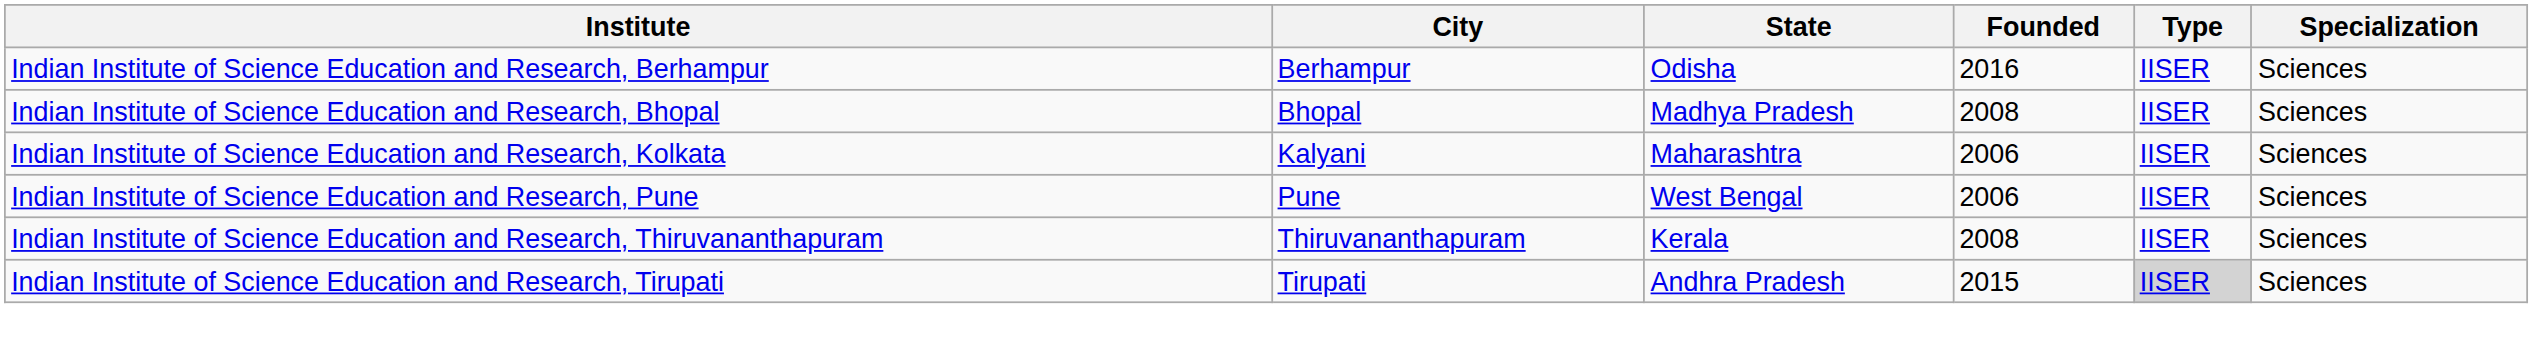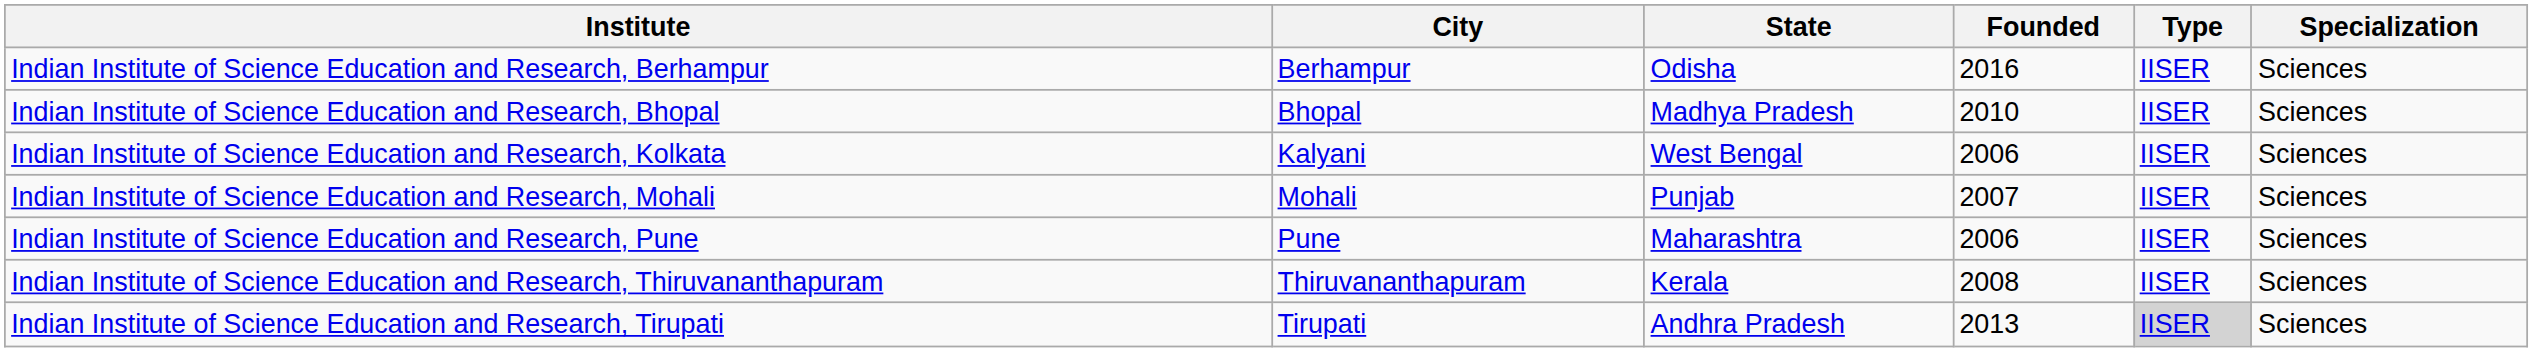(1989, 112) 2008 -> (1989, 112) 2010
(1726, 154) Maharashtra -> (1727, 154) West Bengal
+ row: (363, 197)
(1727, 197) West Bengal -> (1726, 239) Maharashtra
(1989, 282) 2015 -> (1989, 325) 2013
